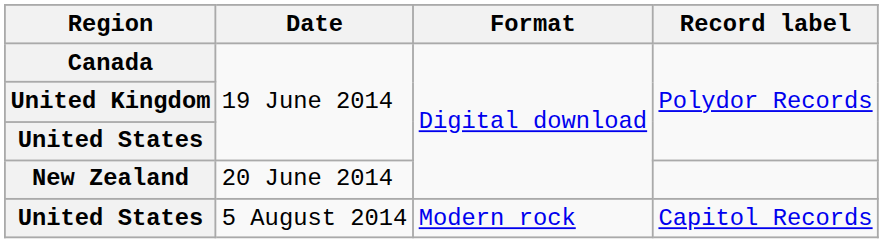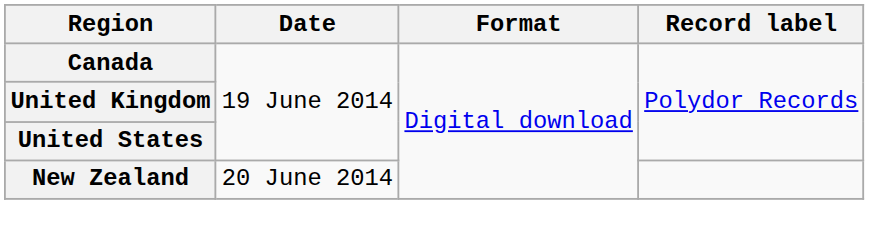- row: (110, 218)
